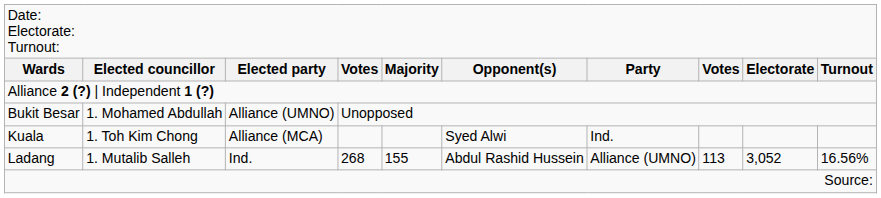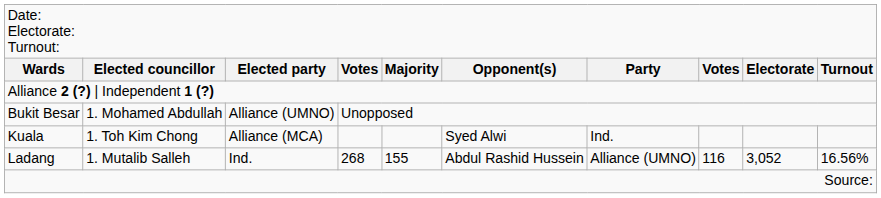(714, 158) 113 -> (714, 158) 116
